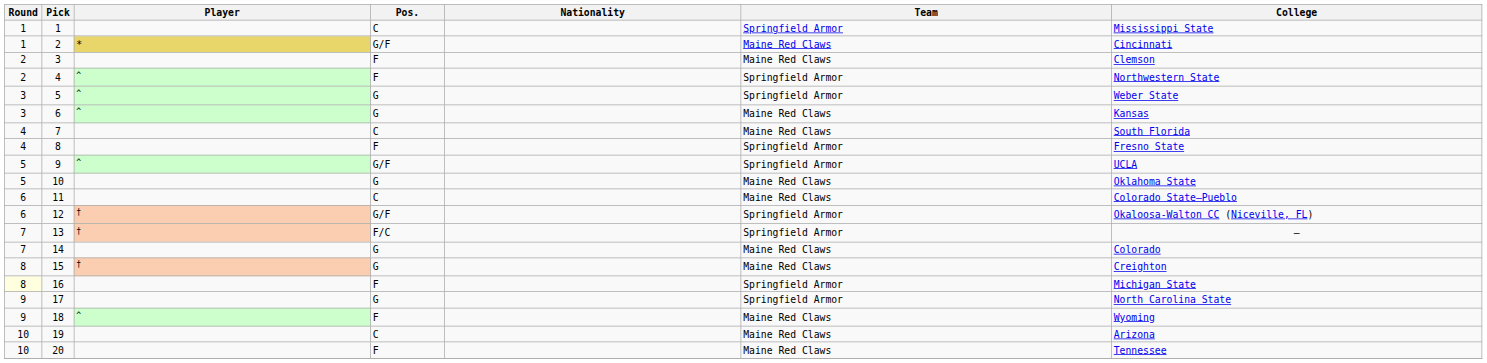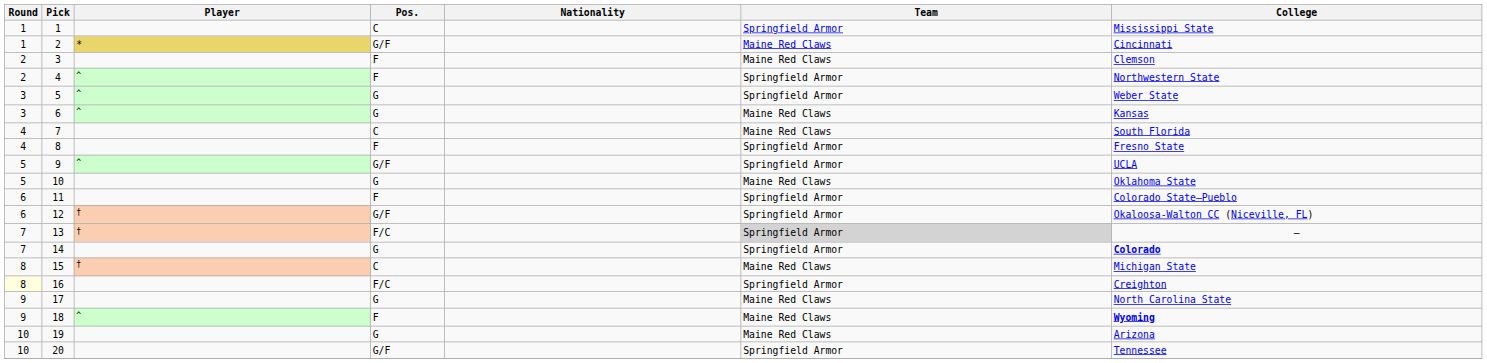(376, 197) C -> (376, 197) F
(787, 197) Maine Red Claws -> (793, 197) Springfield Armor
(793, 233) no background -> (793, 233) lightgrey background
(787, 250) Maine Red Claws -> (793, 250) Springfield Armor
(1137, 250) normal -> (1137, 250) bold
(376, 267) G -> (376, 267) C
(1140, 267) Creighton -> (1155, 267) Michigan State
(376, 284) F -> (382, 284) F/C
(1155, 284) Michigan State -> (1140, 284) Creighton
(793, 300) Springfield Armor -> (787, 300) Maine Red Claws
(1134, 317) normal -> (1134, 317) bold
(376, 334) C -> (376, 334) G
(376, 350) F -> (382, 350) G/F
(787, 350) Maine Red Claws -> (793, 350) Springfield Armor
